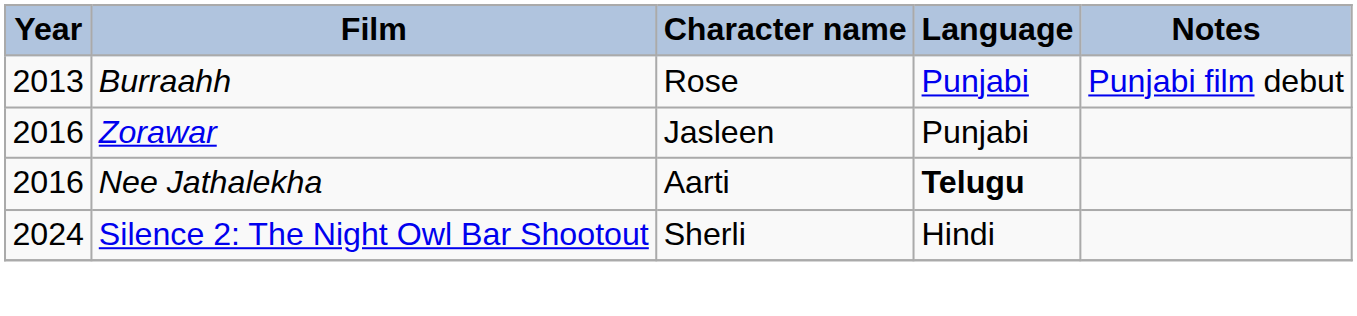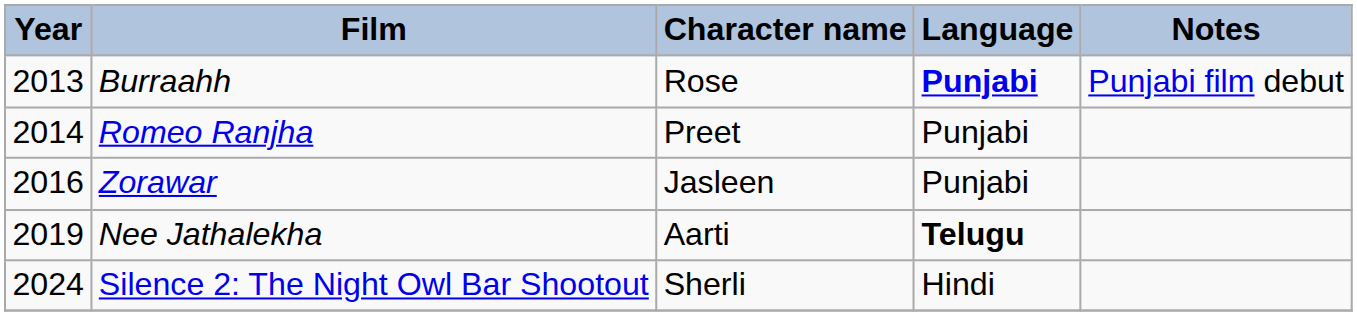(975, 81) normal -> (980, 81) bold
+ row: (206, 132)
(48, 183) 2016 -> (48, 234) 2019
